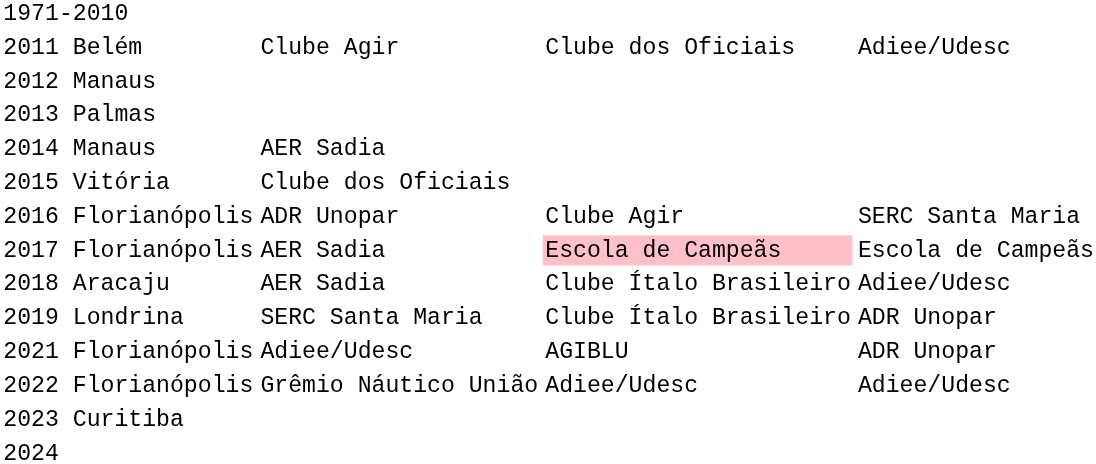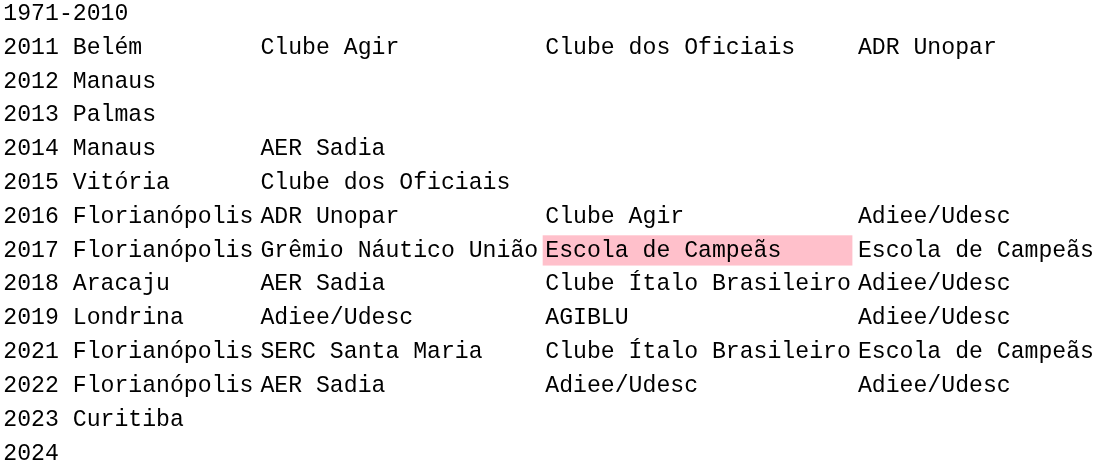(934, 48) Adiee/Udesc -> (927, 48) ADR Unopar
(969, 217) SERC Santa Maria -> (934, 217) Adiee/Udesc
(323, 250) AER Sadia -> (399, 250) Grêmio Náutico União
(372, 318) SERC Santa Maria -> (337, 318) Adiee/Udesc
(698, 318) Clube Ítalo Brasileiro -> (587, 318) AGIBLU
(927, 318) ADR Unopar -> (934, 318) Adiee/Udesc
(337, 352) Adiee/Udesc -> (372, 352) SERC Santa Maria
(587, 352) AGIBLU -> (698, 352) Clube Ítalo Brasileiro
(927, 352) ADR Unopar -> (976, 352) Escola de Campeãs
(399, 386) Grêmio Náutico União -> (323, 386) AER Sadia
